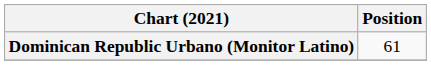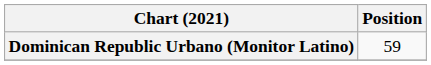(392, 45) 61 -> (392, 45) 59
